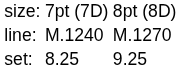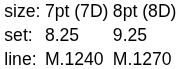rows swapped: (18, 59) <-> (20, 35)
